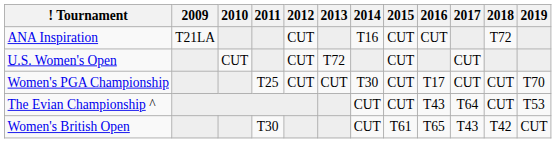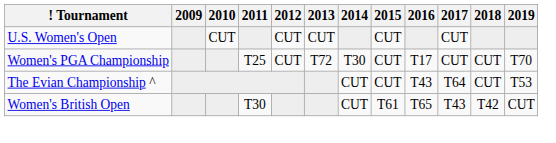- row: (53, 38)
(334, 60) T72 -> (321, 38) CUT
(334, 82) CUT -> (321, 60) T72
